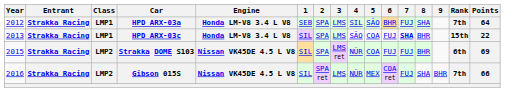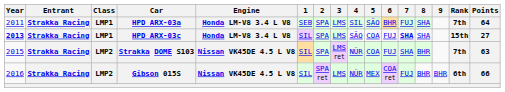(15, 23) 2012 -> (15, 23) 2011
(15, 35) normal -> (15, 35) bold
(424, 35) BHR -> (424, 35) SHA
(485, 35) 22 -> (485, 35) 27
(407, 52) FUJ -> (407, 52) SHA
(460, 52) 6th -> (460, 52) 7th
(485, 52) 69 -> (485, 52) 63
(424, 73) SHA -> (424, 73) BHR
(460, 73) 7th -> (460, 73) 6th
